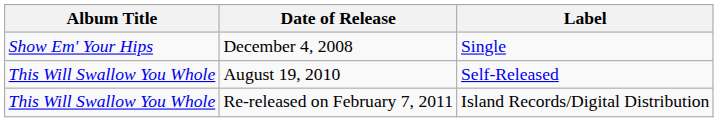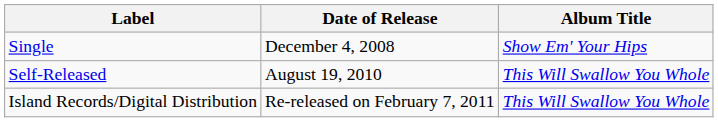columns swapped: (112, 18) <-> (585, 18)
